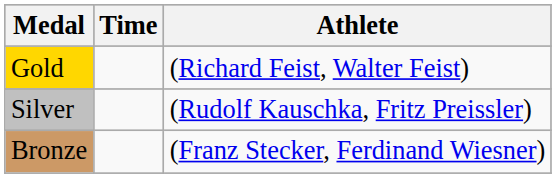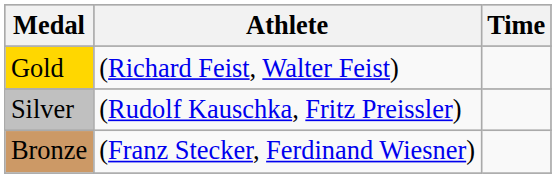columns swapped: (357, 25) <-> (128, 25)
